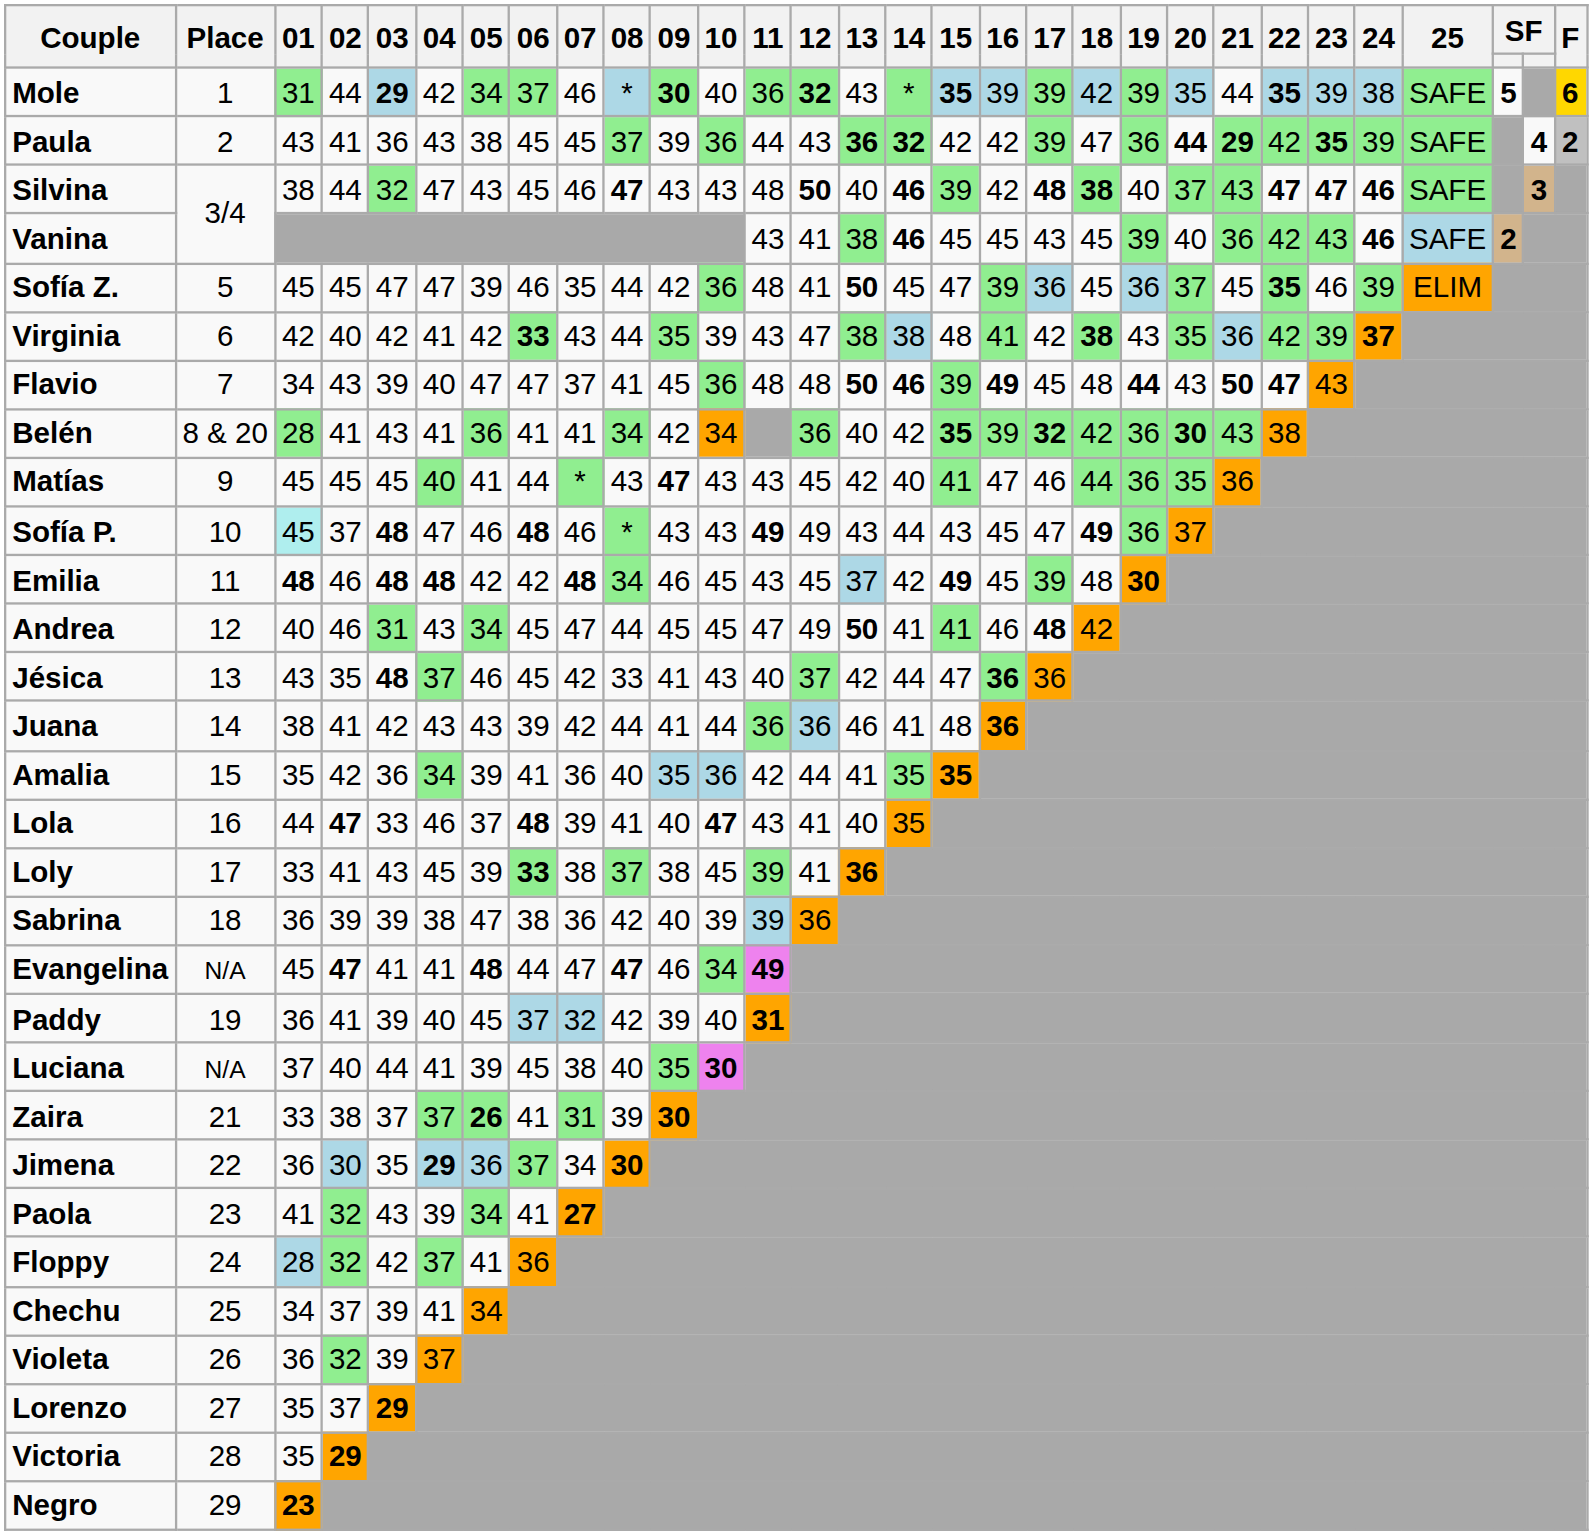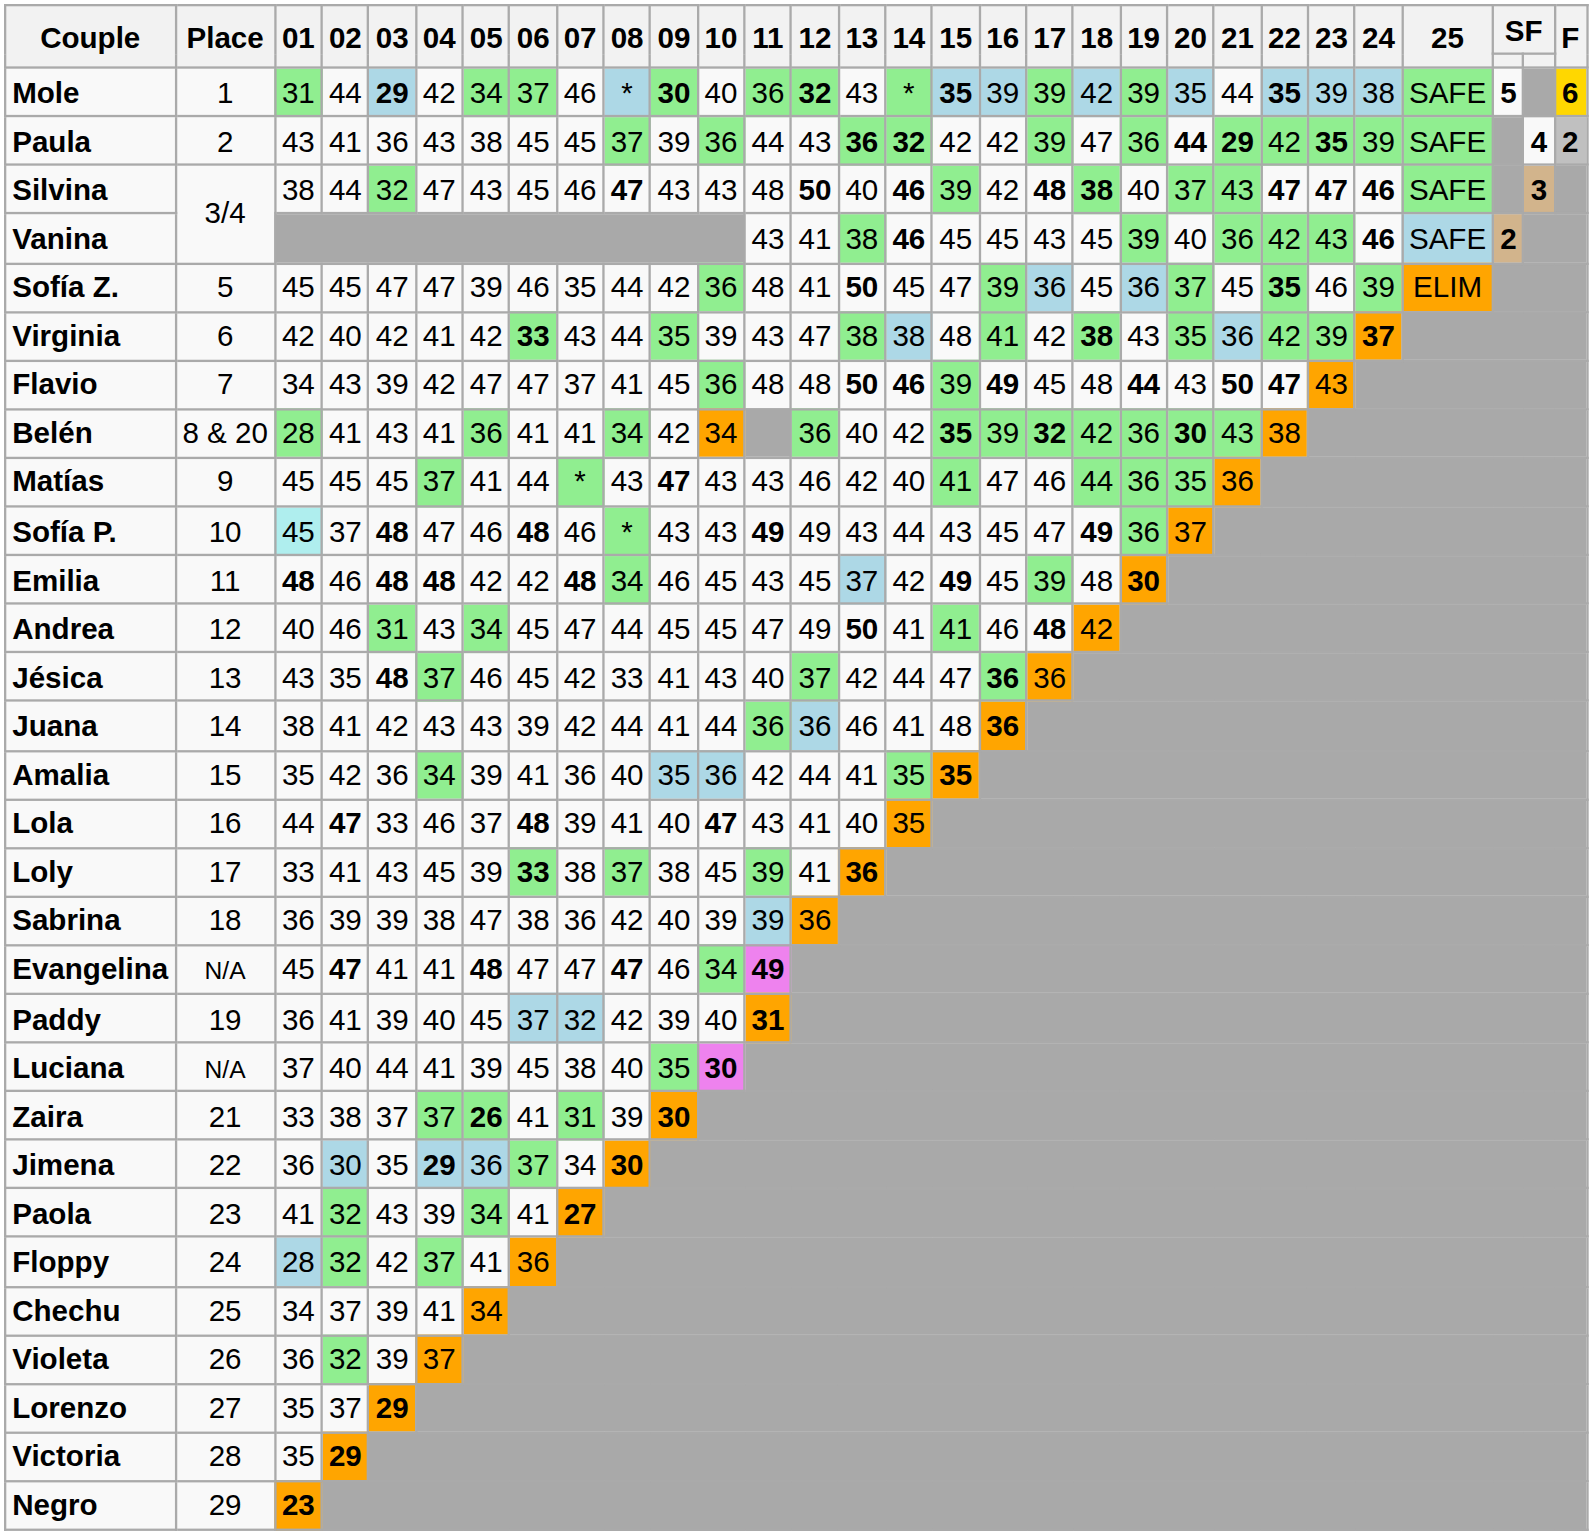(439, 384) 40 -> (439, 384) 42
(439, 482) 40 -> (439, 482) 37
(815, 482) 45 -> (815, 482) 46
(533, 969) 44 -> (533, 969) 47
